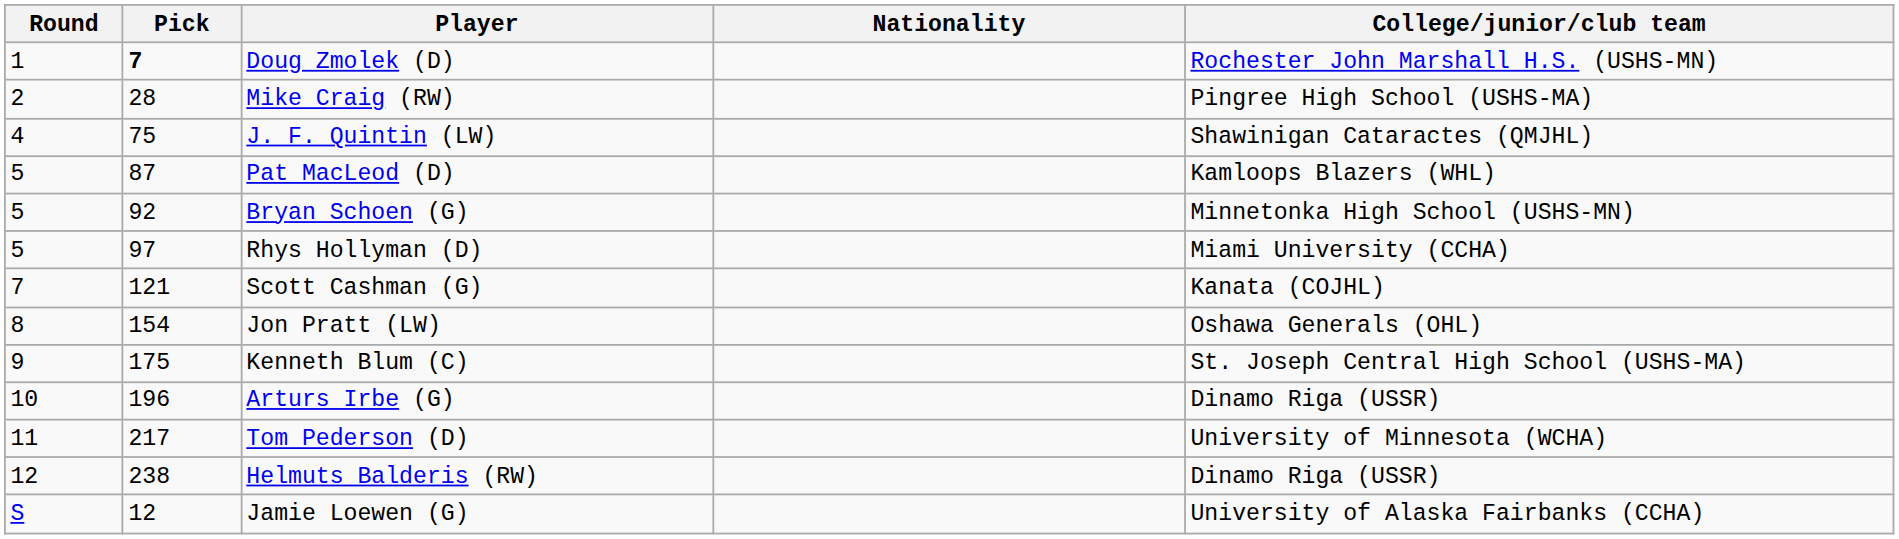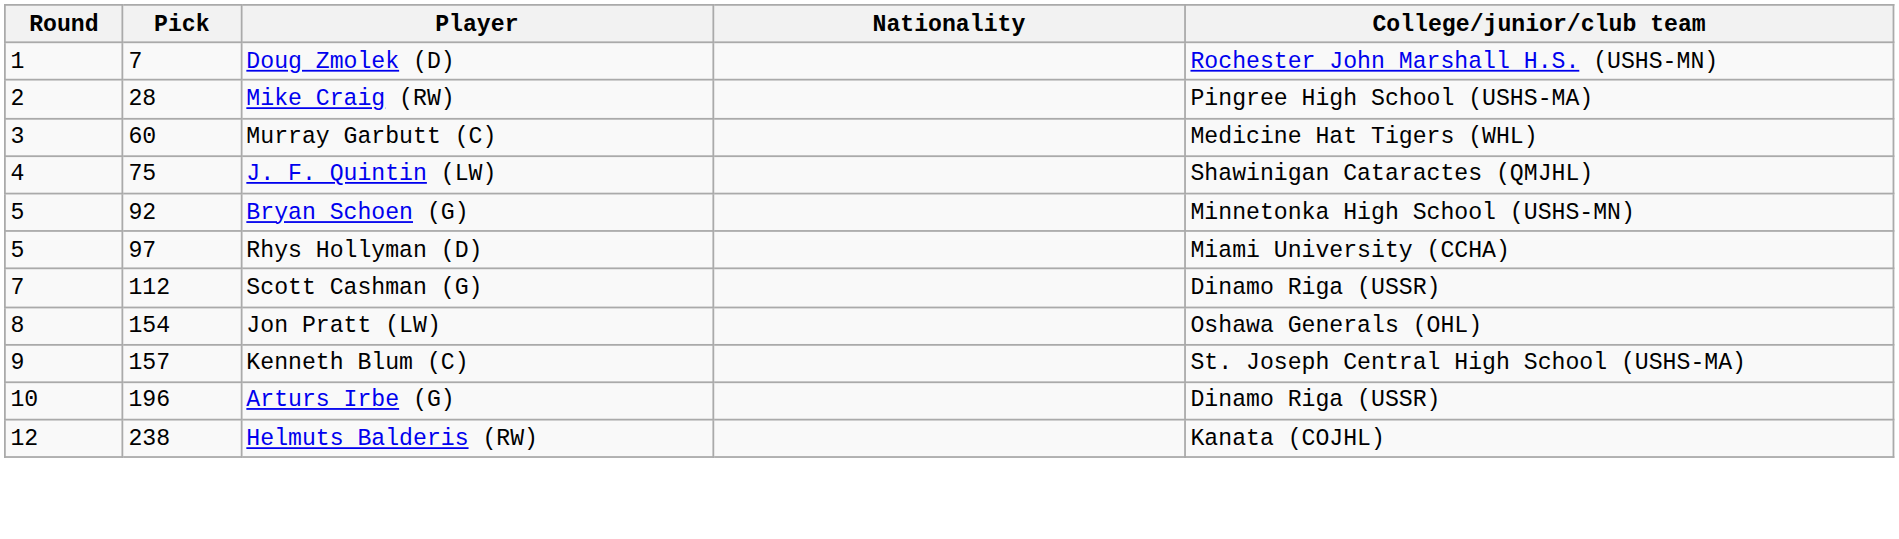(135, 61) bold -> (135, 61) normal
+ row: (371, 137)
- row: (351, 175)
(149, 288) 121 -> (149, 288) 112
(1288, 288) Kanata (COJHL) -> (1315, 288) Dinamo Riga (USSR)
(149, 363) 175 -> (149, 363) 157
- row: (357, 439)
(1315, 476) Dinamo Riga (USSR) -> (1288, 439) Kanata (COJHL)
- row: (357, 514)
